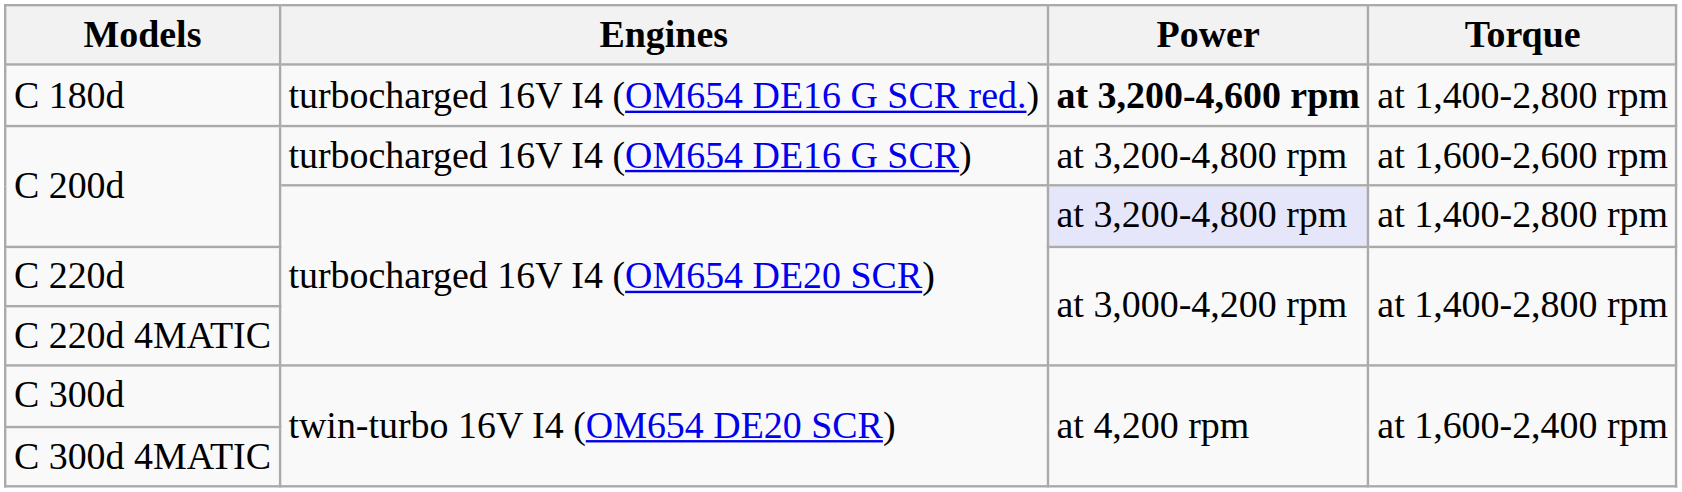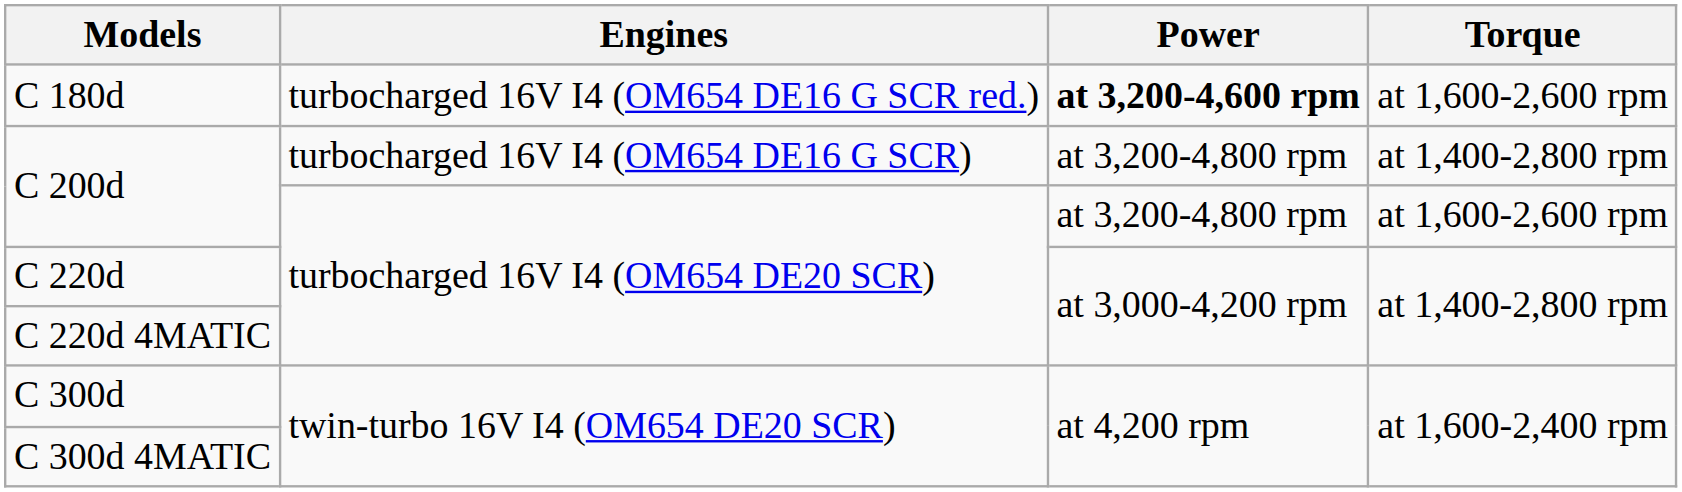(1523, 94) at 1,400-2,800 rpm -> (1523, 94) at 1,600-2,600 rpm
(1523, 154) at 1,600-2,600 rpm -> (1523, 154) at 1,400-2,800 rpm
(1202, 214) lavender background -> (1202, 214) no background
(1523, 214) at 1,400-2,800 rpm -> (1523, 214) at 1,600-2,600 rpm
